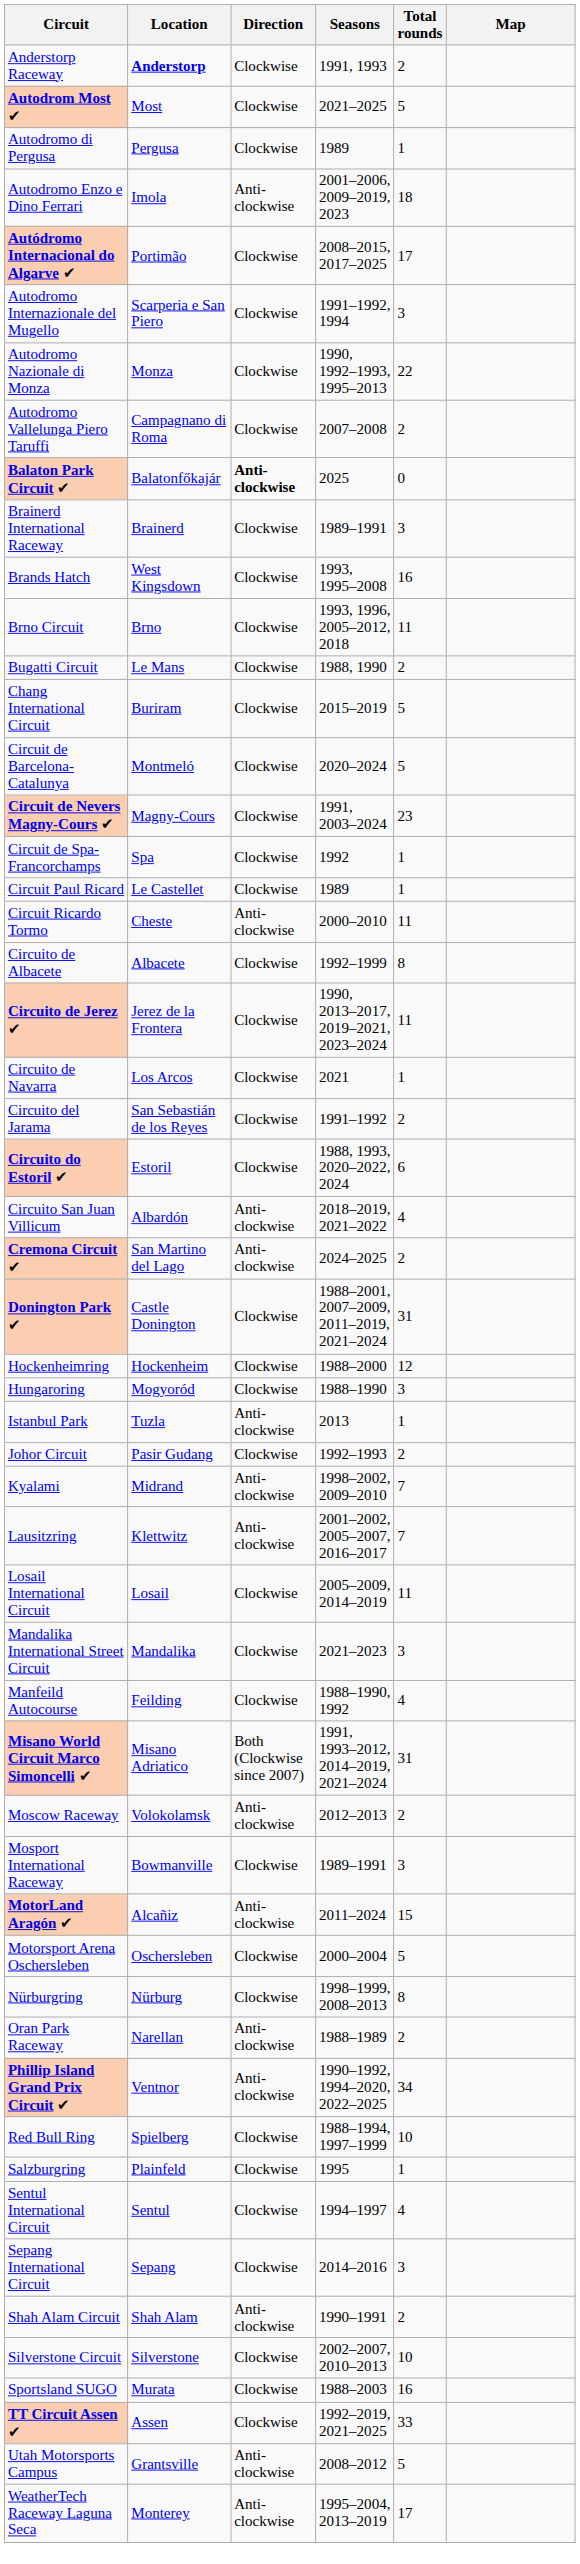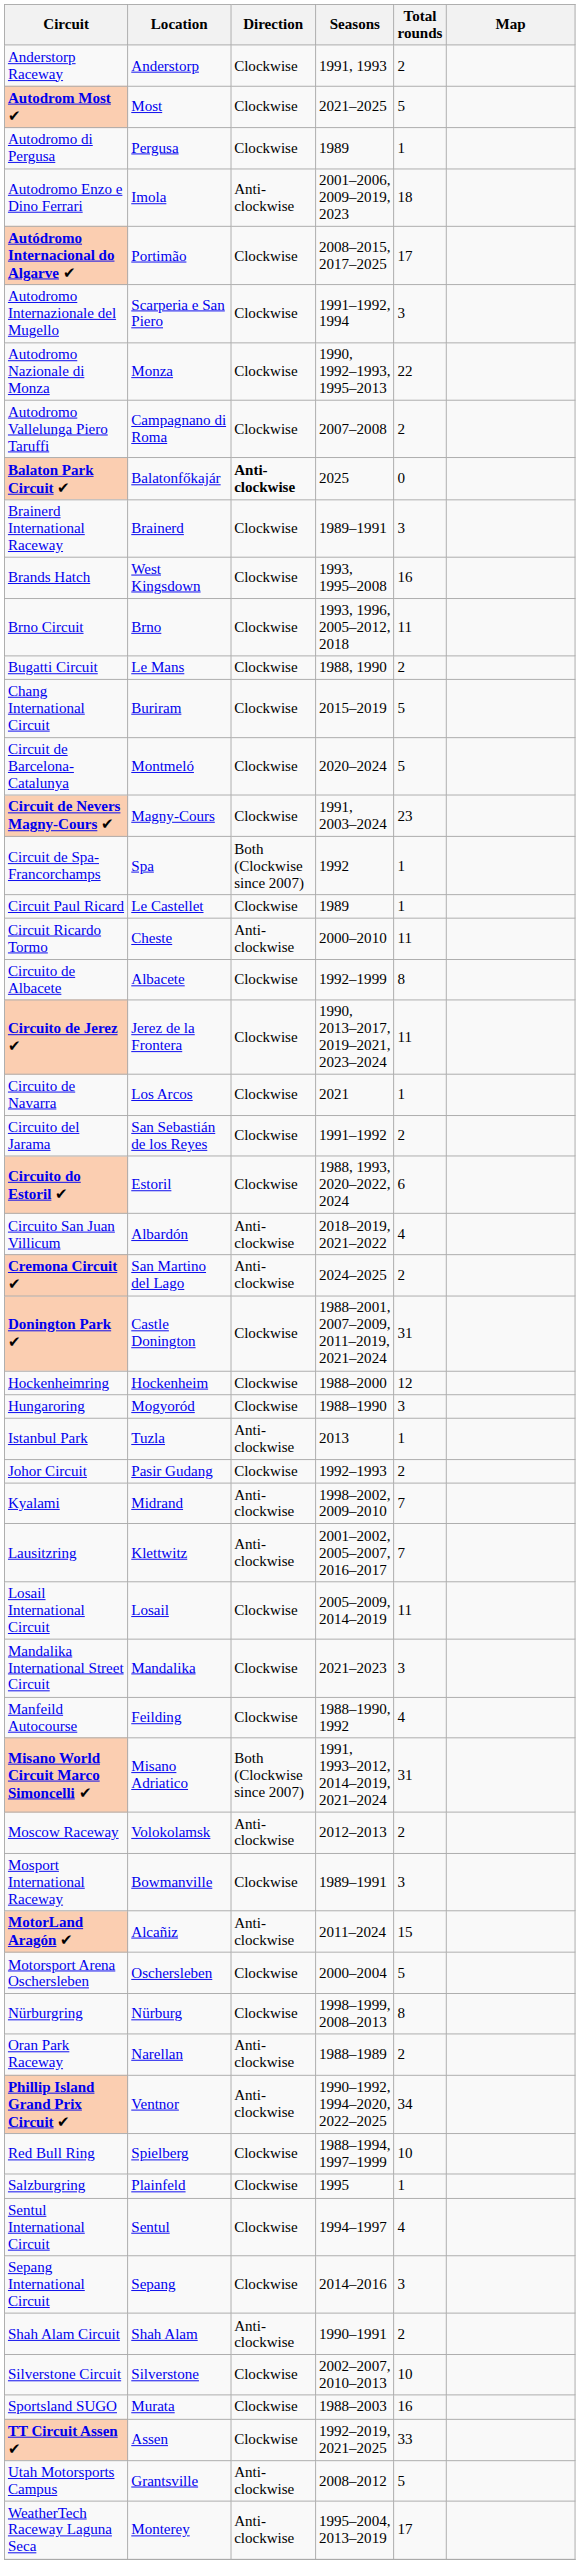(168, 65) bold -> (165, 65) normal
(266, 857) Clockwise -> (269, 865) Both (Clockwise since 2007)
